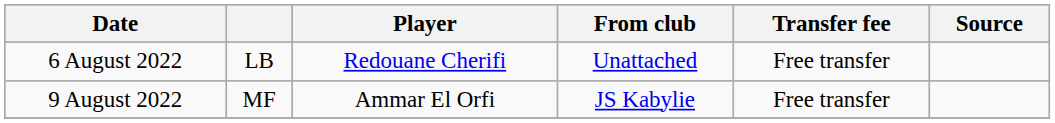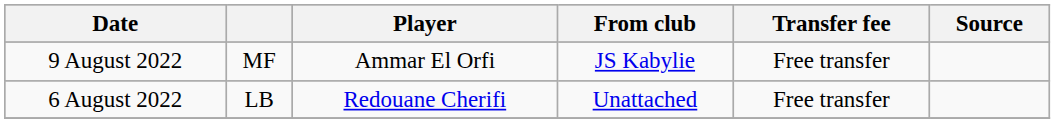rows swapped: (115, 60) <-> (115, 98)
